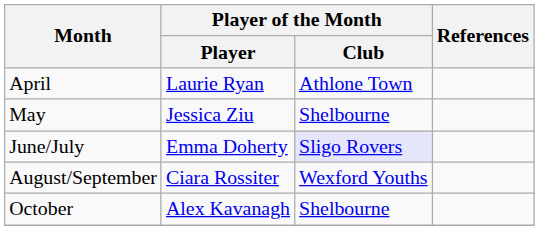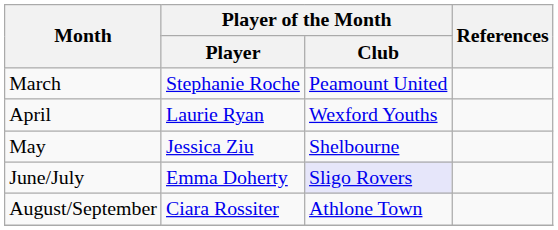+ row: (35, 83)
(356, 83) Athlone Town -> (373, 114) Wexford Youths
(363, 177) Wexford Youths -> (366, 209) Athlone Town
- row: (41, 209)
